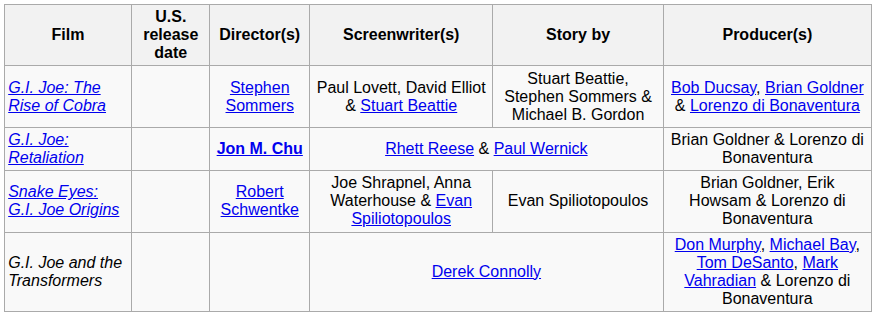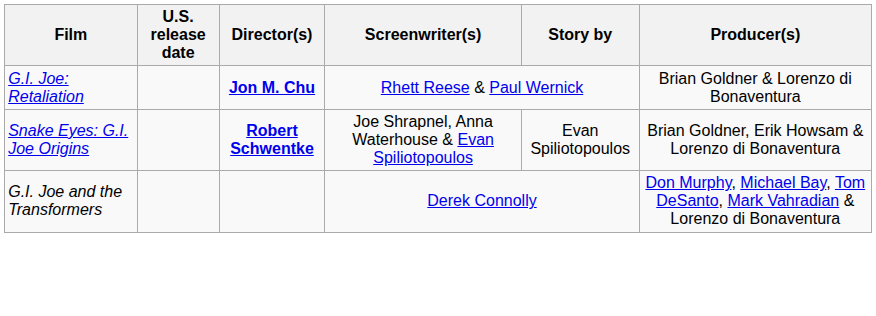- row: (57, 96)
(260, 201) normal -> (272, 139) bold
